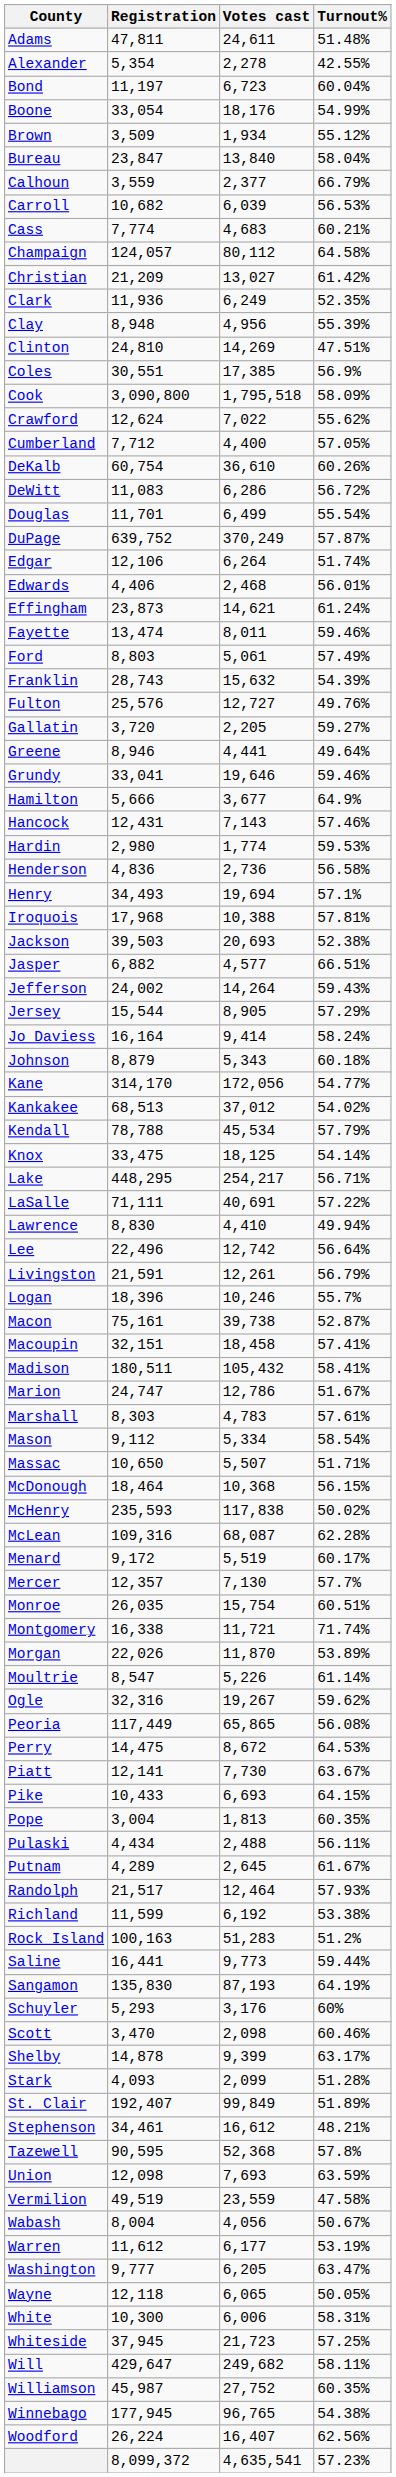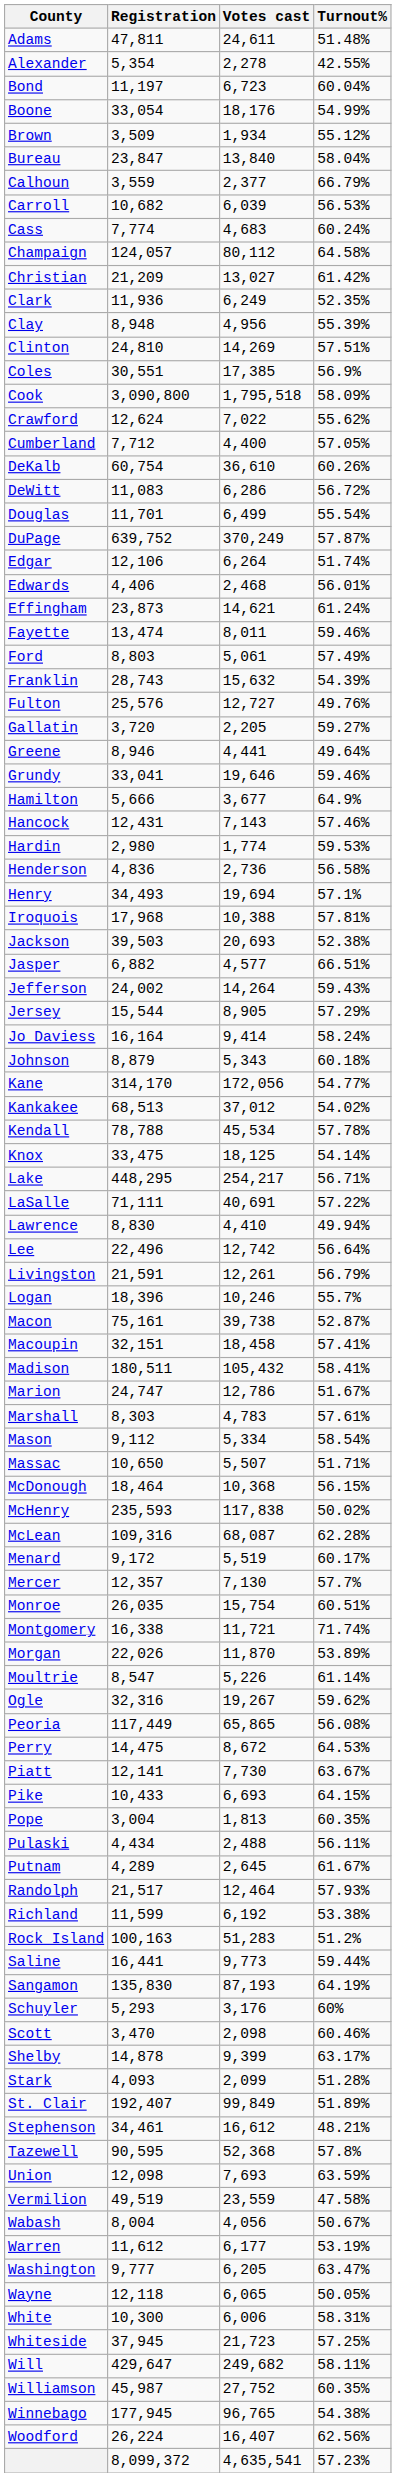(343, 230) 60.21% -> (343, 230) 60.24%
(343, 349) 47.51% -> (343, 349) 57.51%
(343, 1132) 57.79% -> (343, 1132) 57.78%
